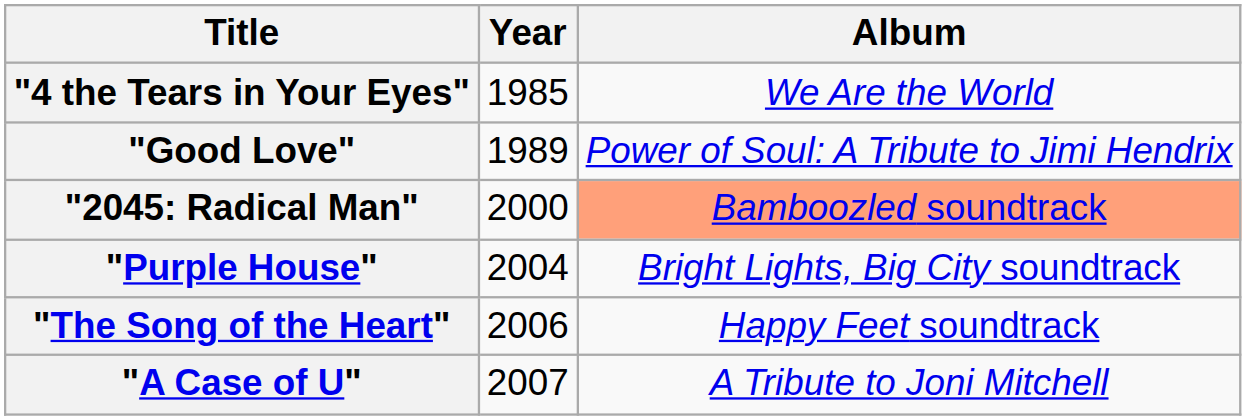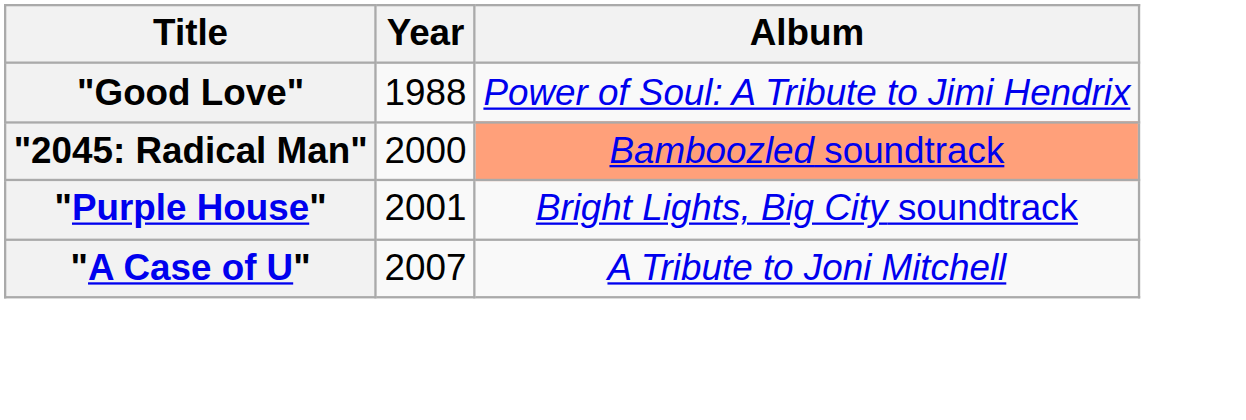- row: (242, 92)
(528, 150) 1989 -> (426, 92) 1988
(528, 267) 2004 -> (426, 208) 2001
- row: (242, 325)
